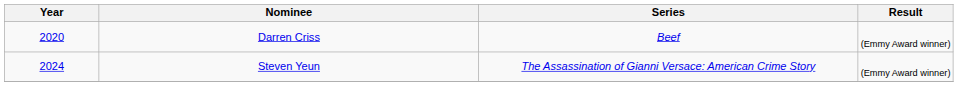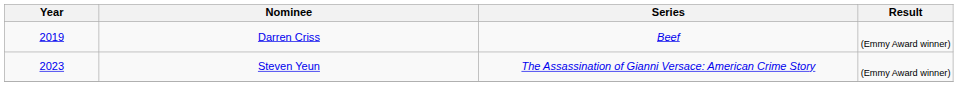(52, 36) 2020 -> (52, 36) 2019
(52, 66) 2024 -> (52, 66) 2023
